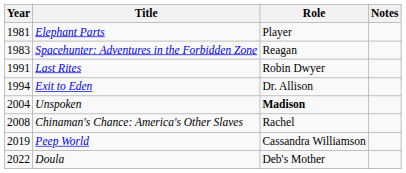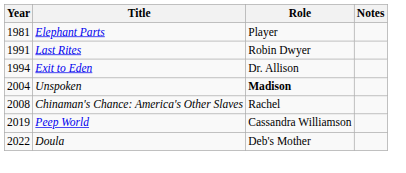- row: (146, 50)
